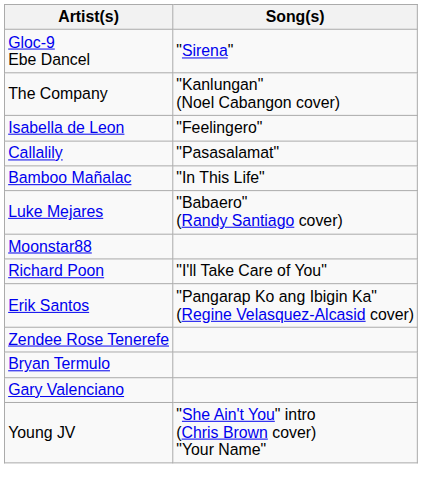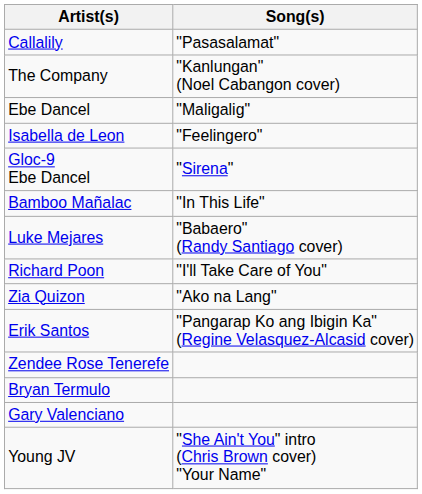rows swapped: (35, 153) <-> (49, 51)
+ row: (49, 110)
- row: (50, 246)
+ row: (46, 296)
